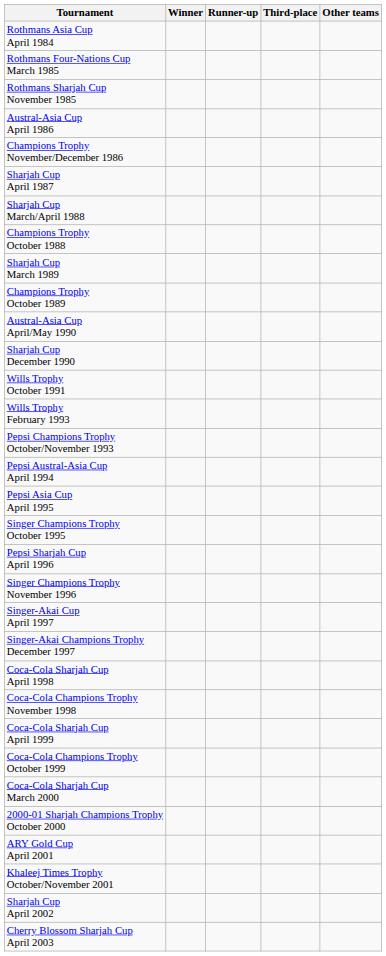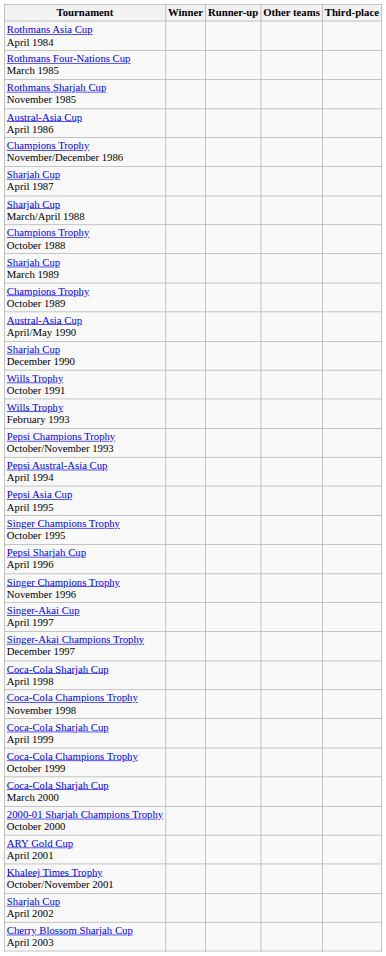columns swapped: (290, 13) <-> (351, 13)
